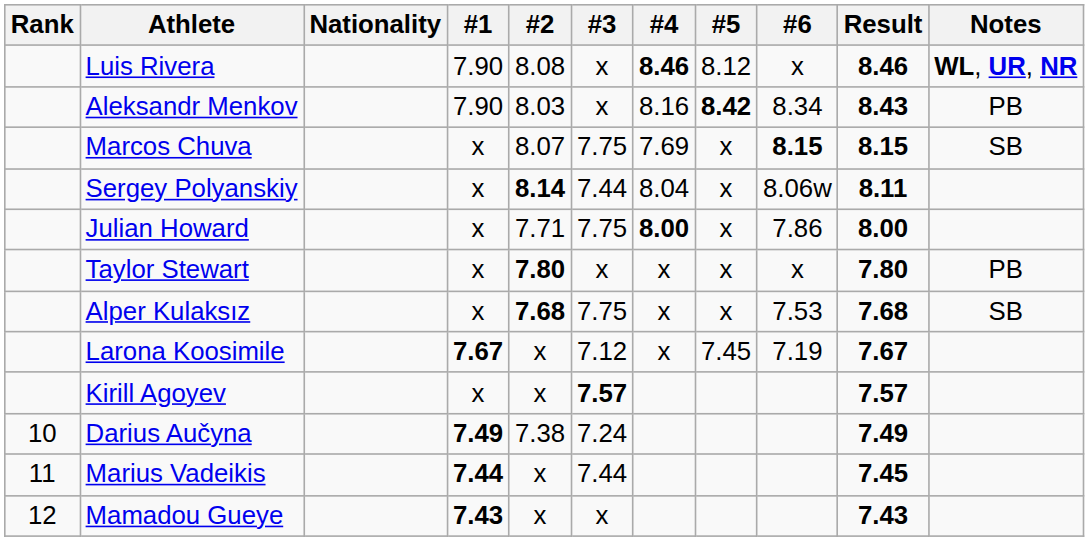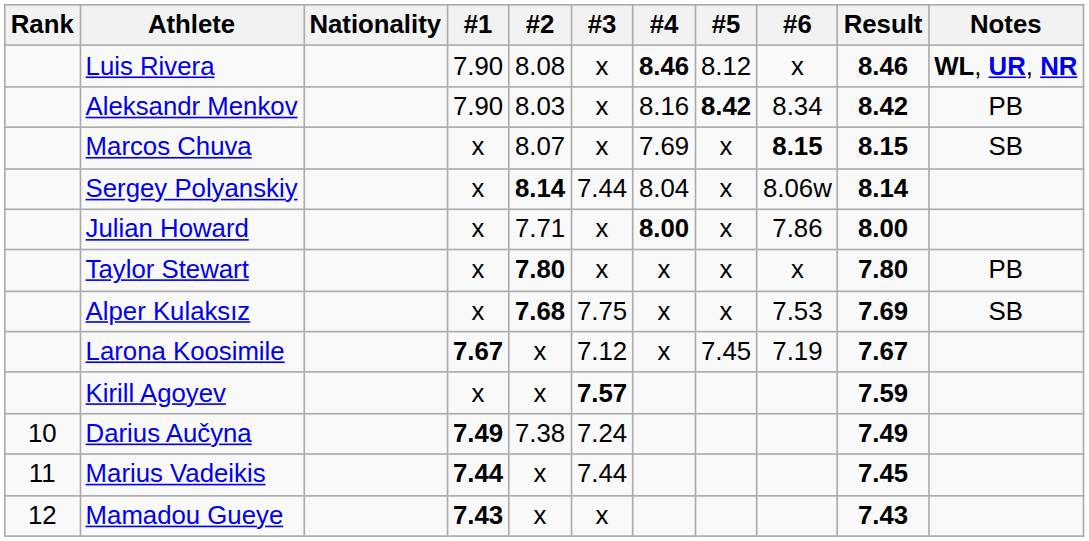(883, 106) 8.43 -> (883, 106) 8.42
(602, 147) 7.75 -> (602, 147) x
(883, 188) 8.11 -> (883, 188) 8.14
(602, 229) 7.75 -> (602, 229) x
(883, 310) 7.68 -> (883, 310) 7.69
(883, 392) 7.57 -> (883, 392) 7.59
